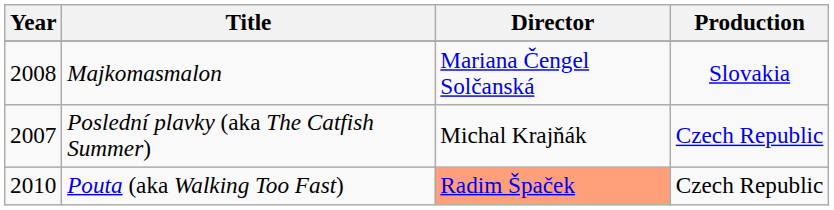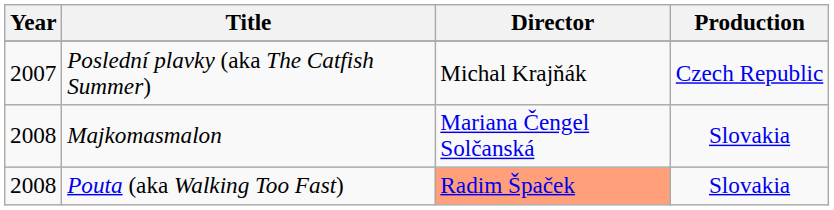rows swapped: (221, 135) <-> (144, 72)
(33, 185) 2010 -> (33, 185) 2008
(750, 185) Czech Republic -> (750, 185) Slovakia
